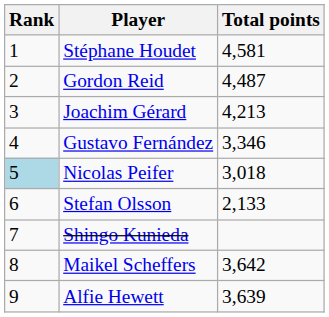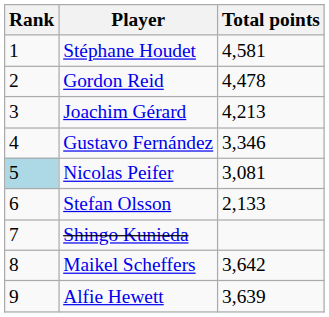(244, 81) 4,487 -> (244, 81) 4,478
(244, 173) 3,018 -> (244, 173) 3,081
